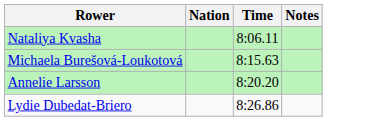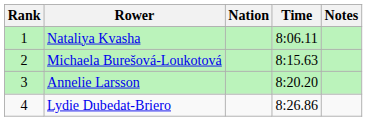+ column: (24, 15)
